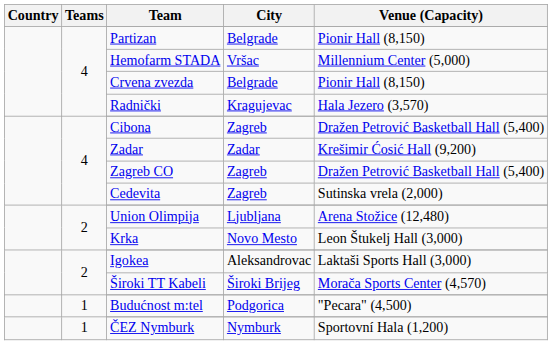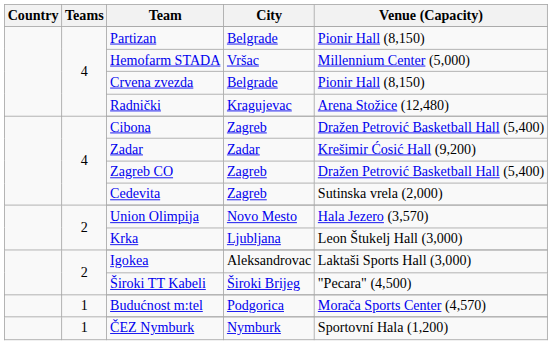(373, 104) Hala Jezero (3,570) -> (383, 104) Arena Stožice (12,480)
(254, 216) Ljubljana -> (262, 216) Novo Mesto
(383, 216) Arena Stožice (12,480) -> (373, 216) Hala Jezero (3,570)
(262, 238) Novo Mesto -> (254, 238) Ljubljana
(402, 283) Morača Sports Center (4,570) -> (365, 283) "Pecara" (4,500)
(365, 305) "Pecara" (4,500) -> (402, 305) Morača Sports Center (4,570)
